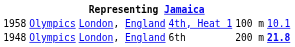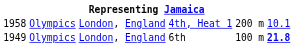(250, 24) 100 m -> (250, 24) 200 m
(15, 38) 1948 -> (15, 38) 1949
(250, 38) 200 m -> (250, 38) 100 m
